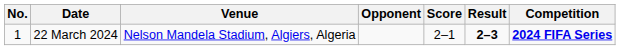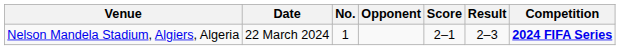columns swapped: (17, 14) <-> (240, 14)
(487, 34) bold -> (487, 34) normal
